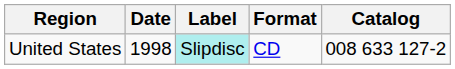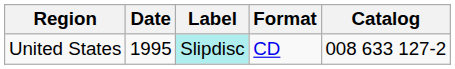(151, 49) 1998 -> (151, 49) 1995
